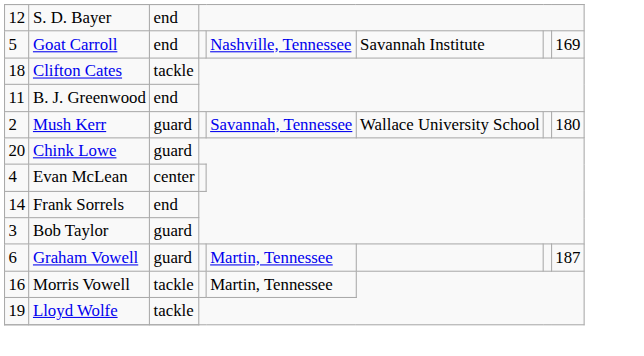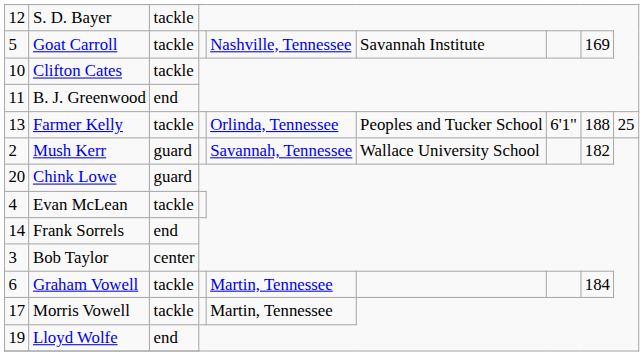(166, 17) end -> (174, 17) tackle
(166, 44) end -> (174, 44) tackle
(17, 71) 18 -> (17, 71) 10
+ row: (78, 124)
(568, 124) 180 -> (597, 151) 182
(174, 177) center -> (174, 204) tackle
(173, 230) guard -> (174, 257) center
(173, 257) guard -> (174, 284) tackle
(568, 257) 187 -> (597, 284) 184
(17, 284) 16 -> (17, 310) 17
(174, 310) tackle -> (166, 337) end
